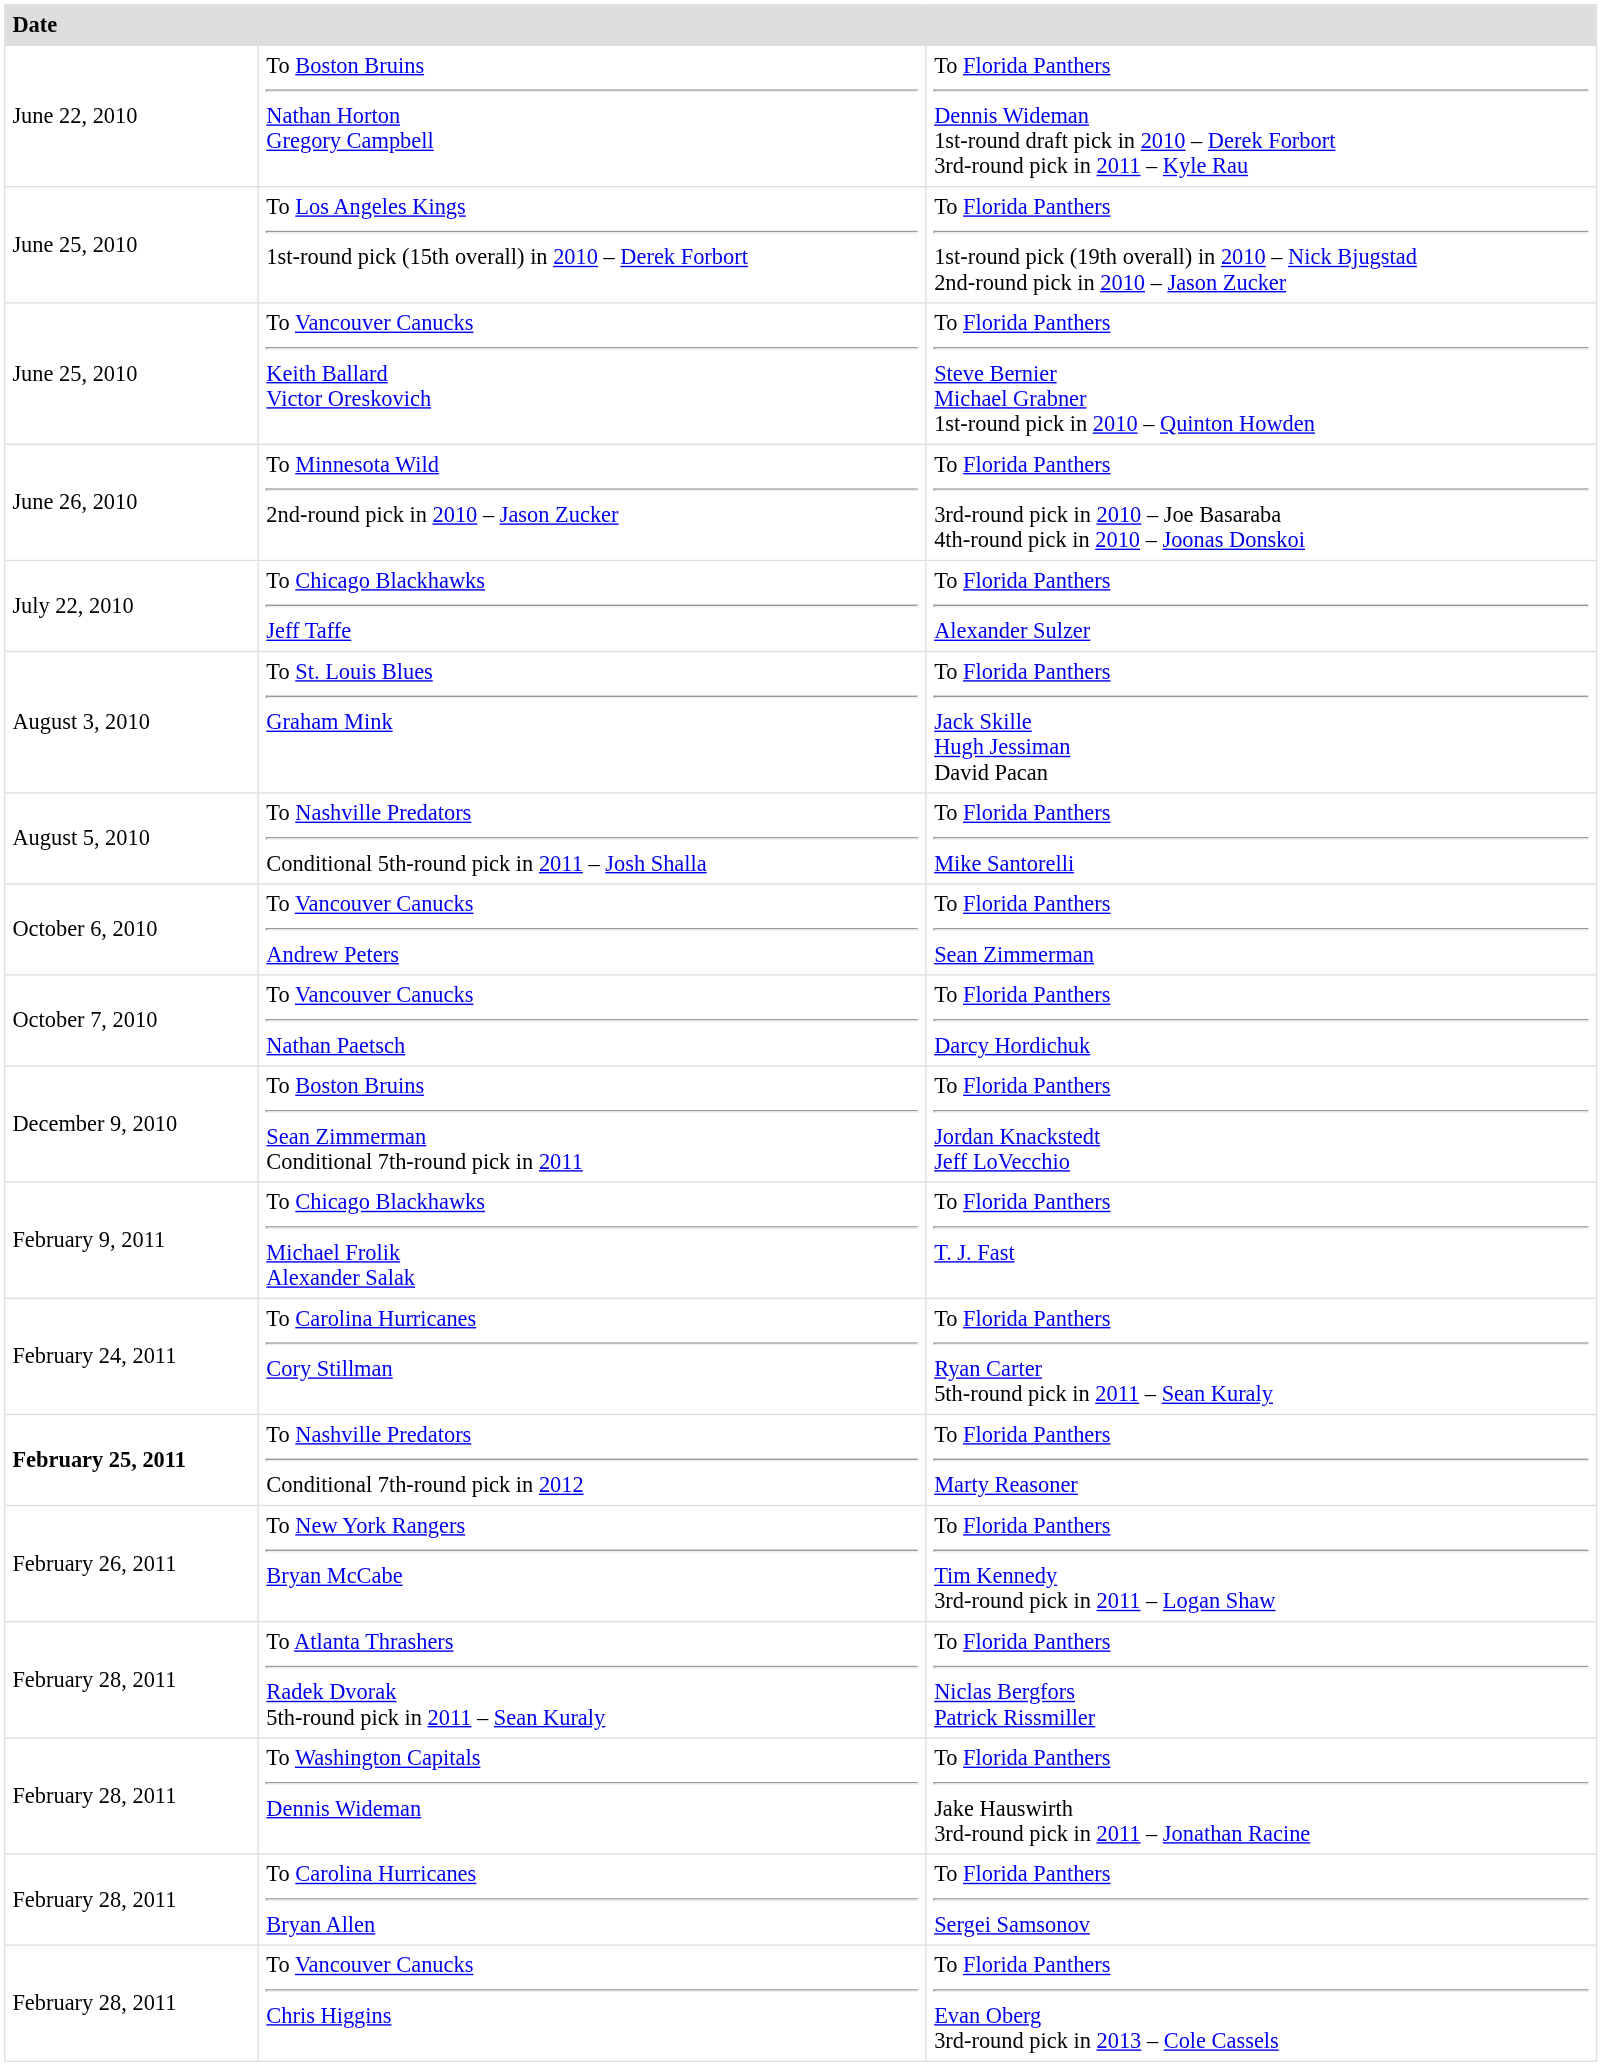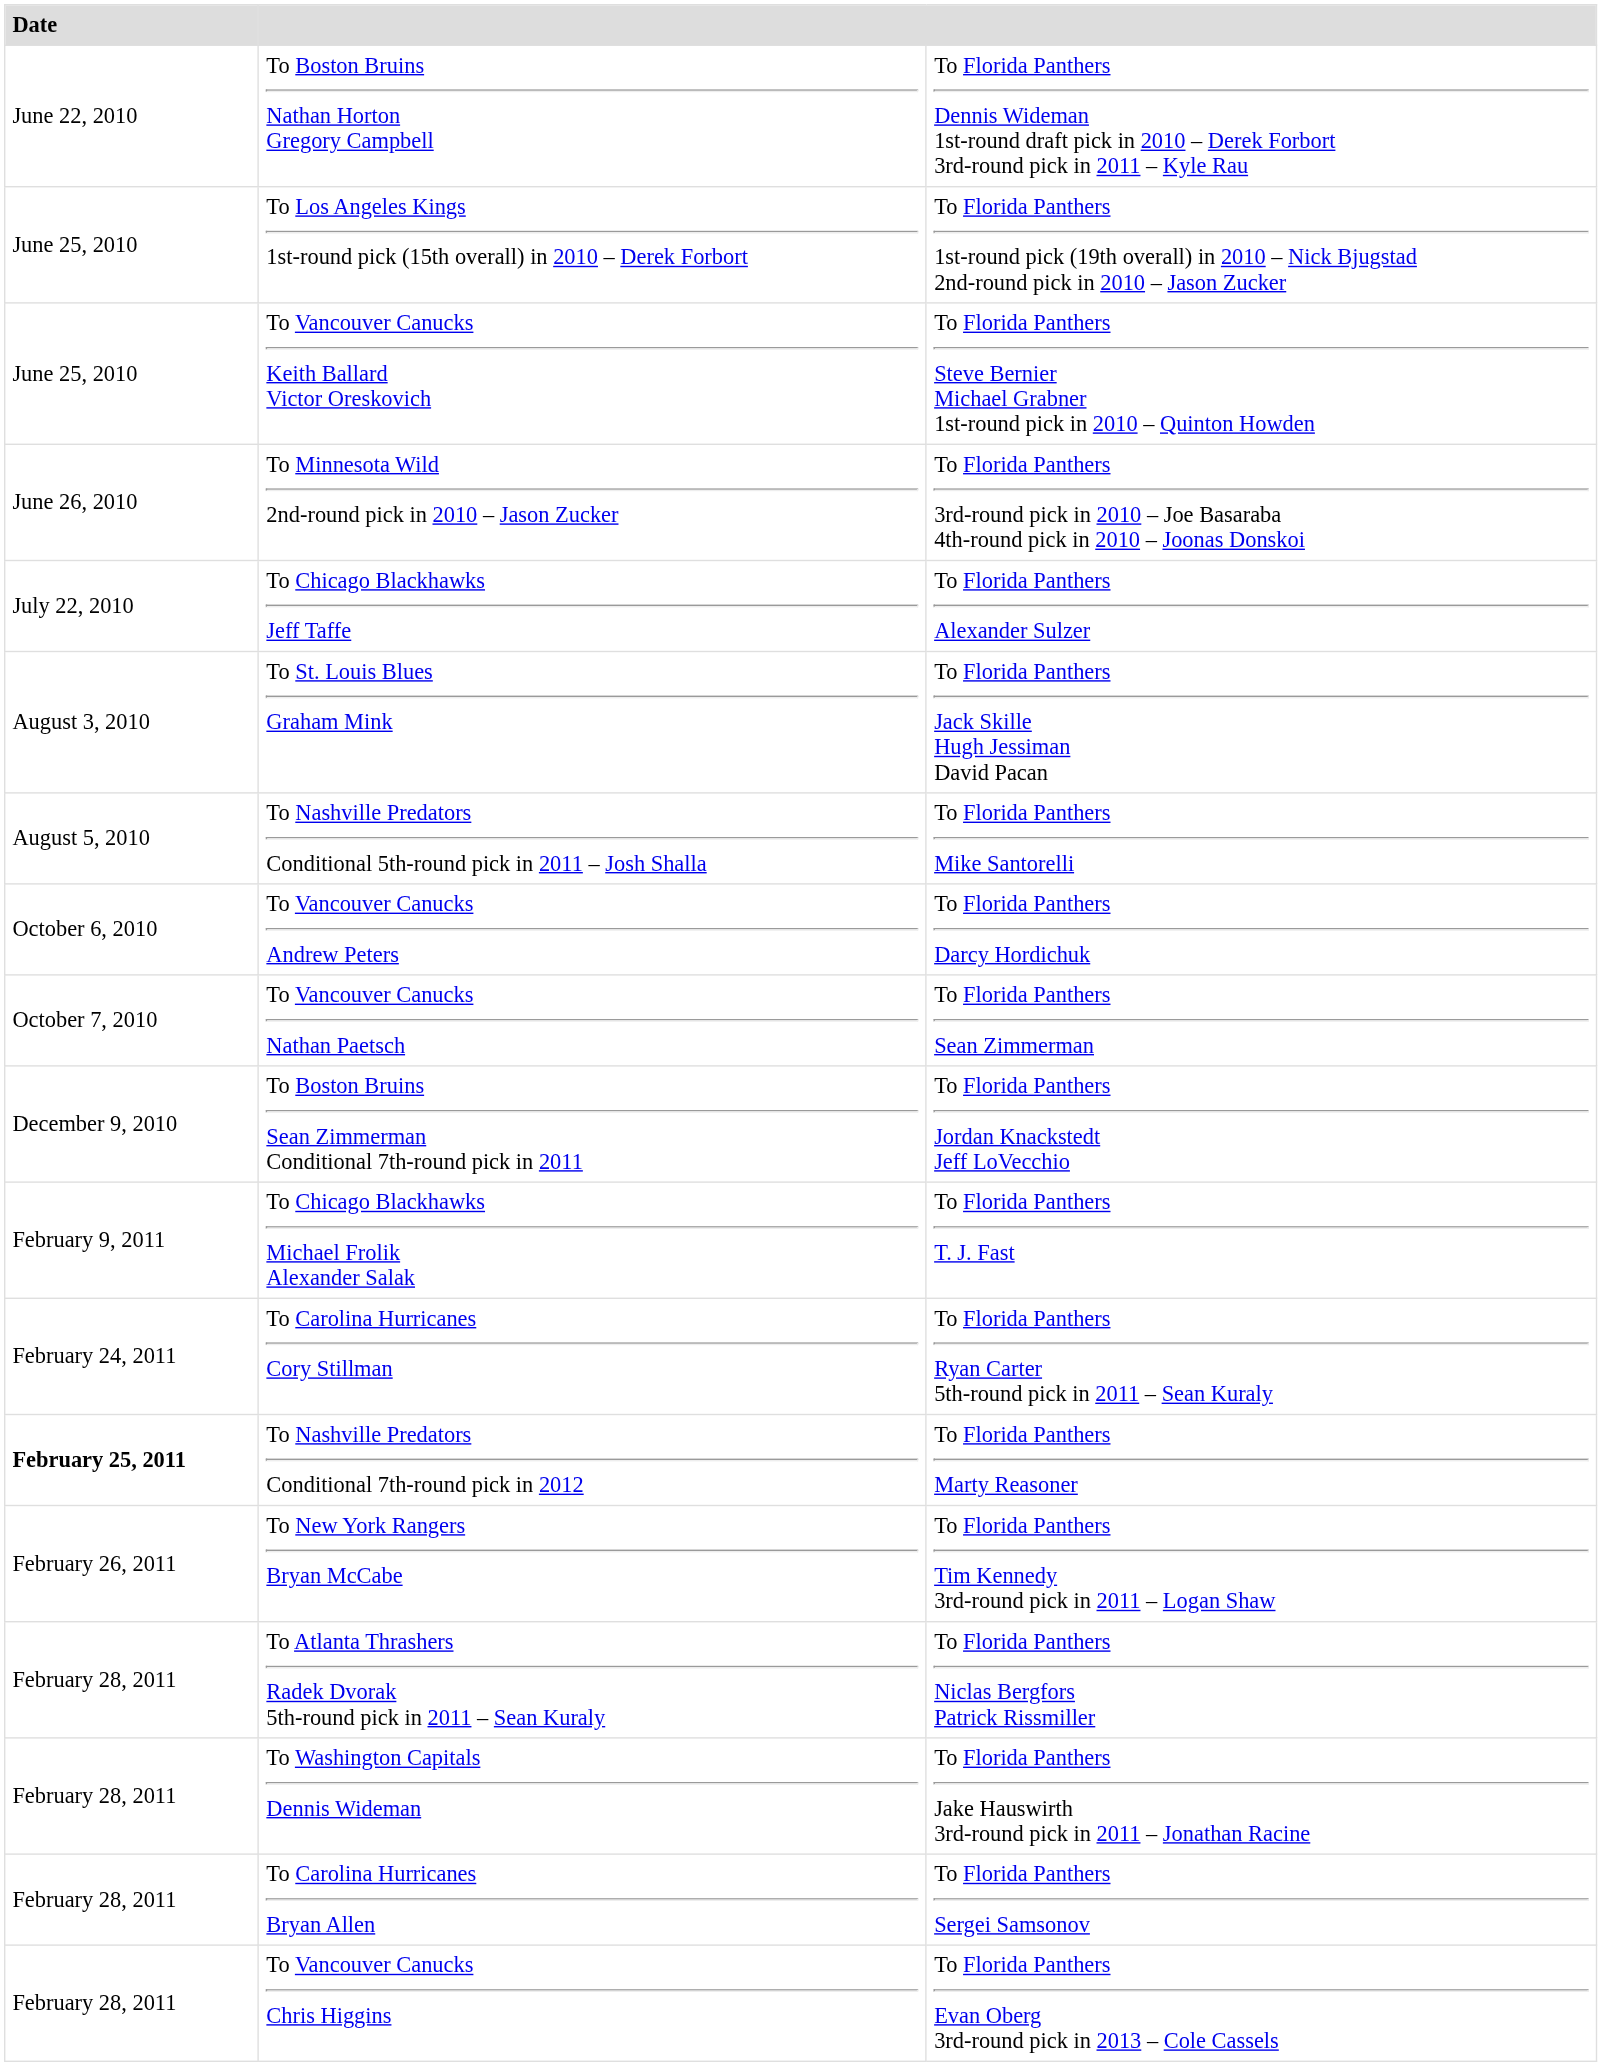(1261, 929) To Florida Panthers Sean Zimmerman -> (1261, 929) To Florida Panthers Darcy Hordichuk
(1261, 1020) To Florida Panthers Darcy Hordichuk -> (1261, 1020) To Florida Panthers Sean Zimmerman
